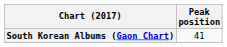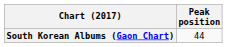(199, 36) 41 -> (199, 36) 44
